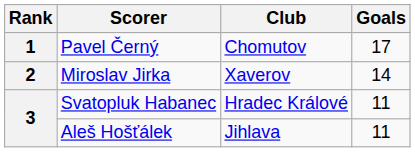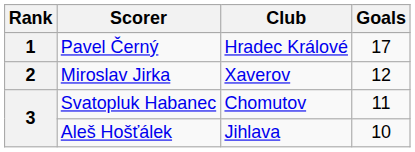(265, 47) Chomutov -> (286, 47) Hradec Králové
(381, 75) 14 -> (381, 75) 12
(286, 103) Hradec Králové -> (265, 103) Chomutov
(381, 132) 11 -> (381, 132) 10
